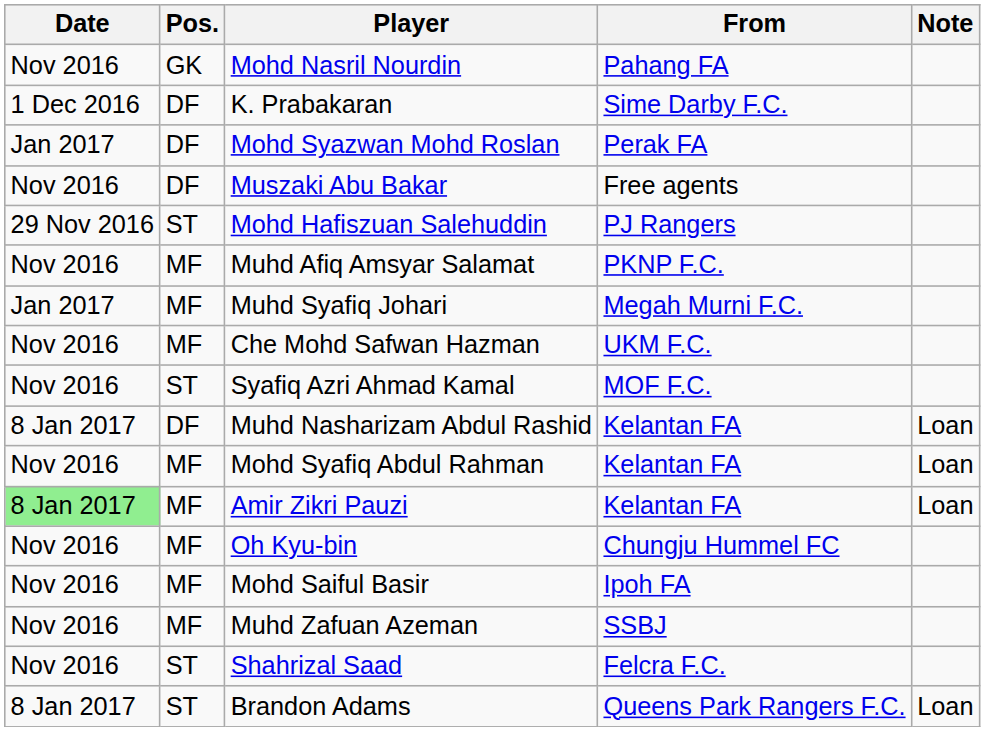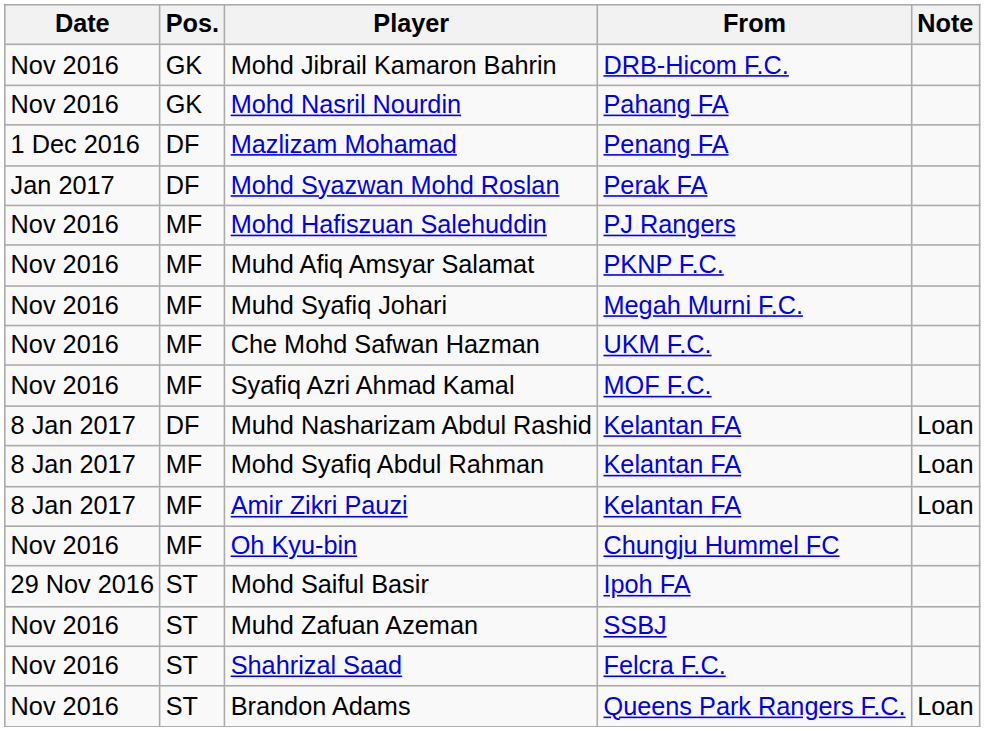+ row: (394, 64)
+ row: (344, 144)
- row: (311, 104)
- row: (339, 184)
(82, 225) 29 Nov 2016 -> (65, 225) Nov 2016
(182, 225) ST -> (184, 225) MF
(63, 305) Jan 2017 -> (65, 305) Nov 2016
(182, 385) ST -> (184, 385) MF
(65, 465) Nov 2016 -> (73, 465) 8 Jan 2017
(73, 505) lightgreen background -> (73, 505) no background
(65, 585) Nov 2016 -> (82, 585) 29 Nov 2016
(184, 585) MF -> (182, 585) ST
(184, 625) MF -> (182, 625) ST
(73, 706) 8 Jan 2017 -> (65, 706) Nov 2016
